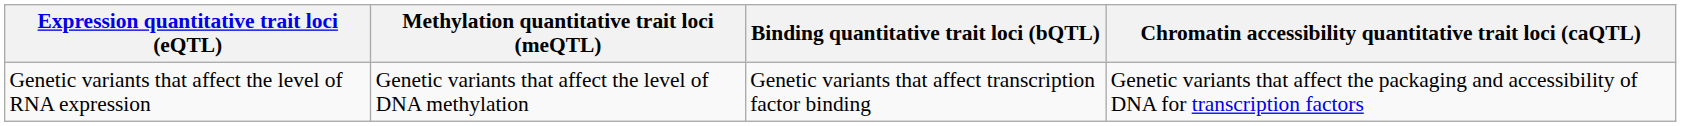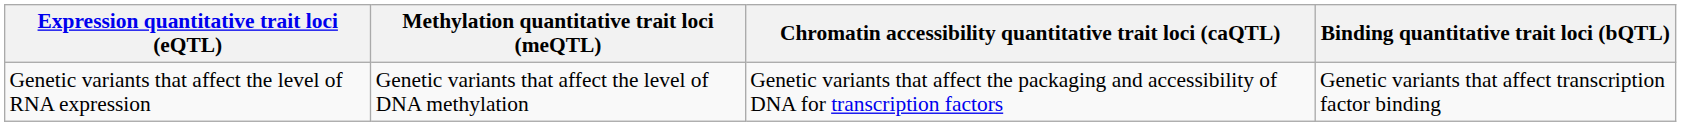columns swapped: (1391, 33) <-> (925, 33)
